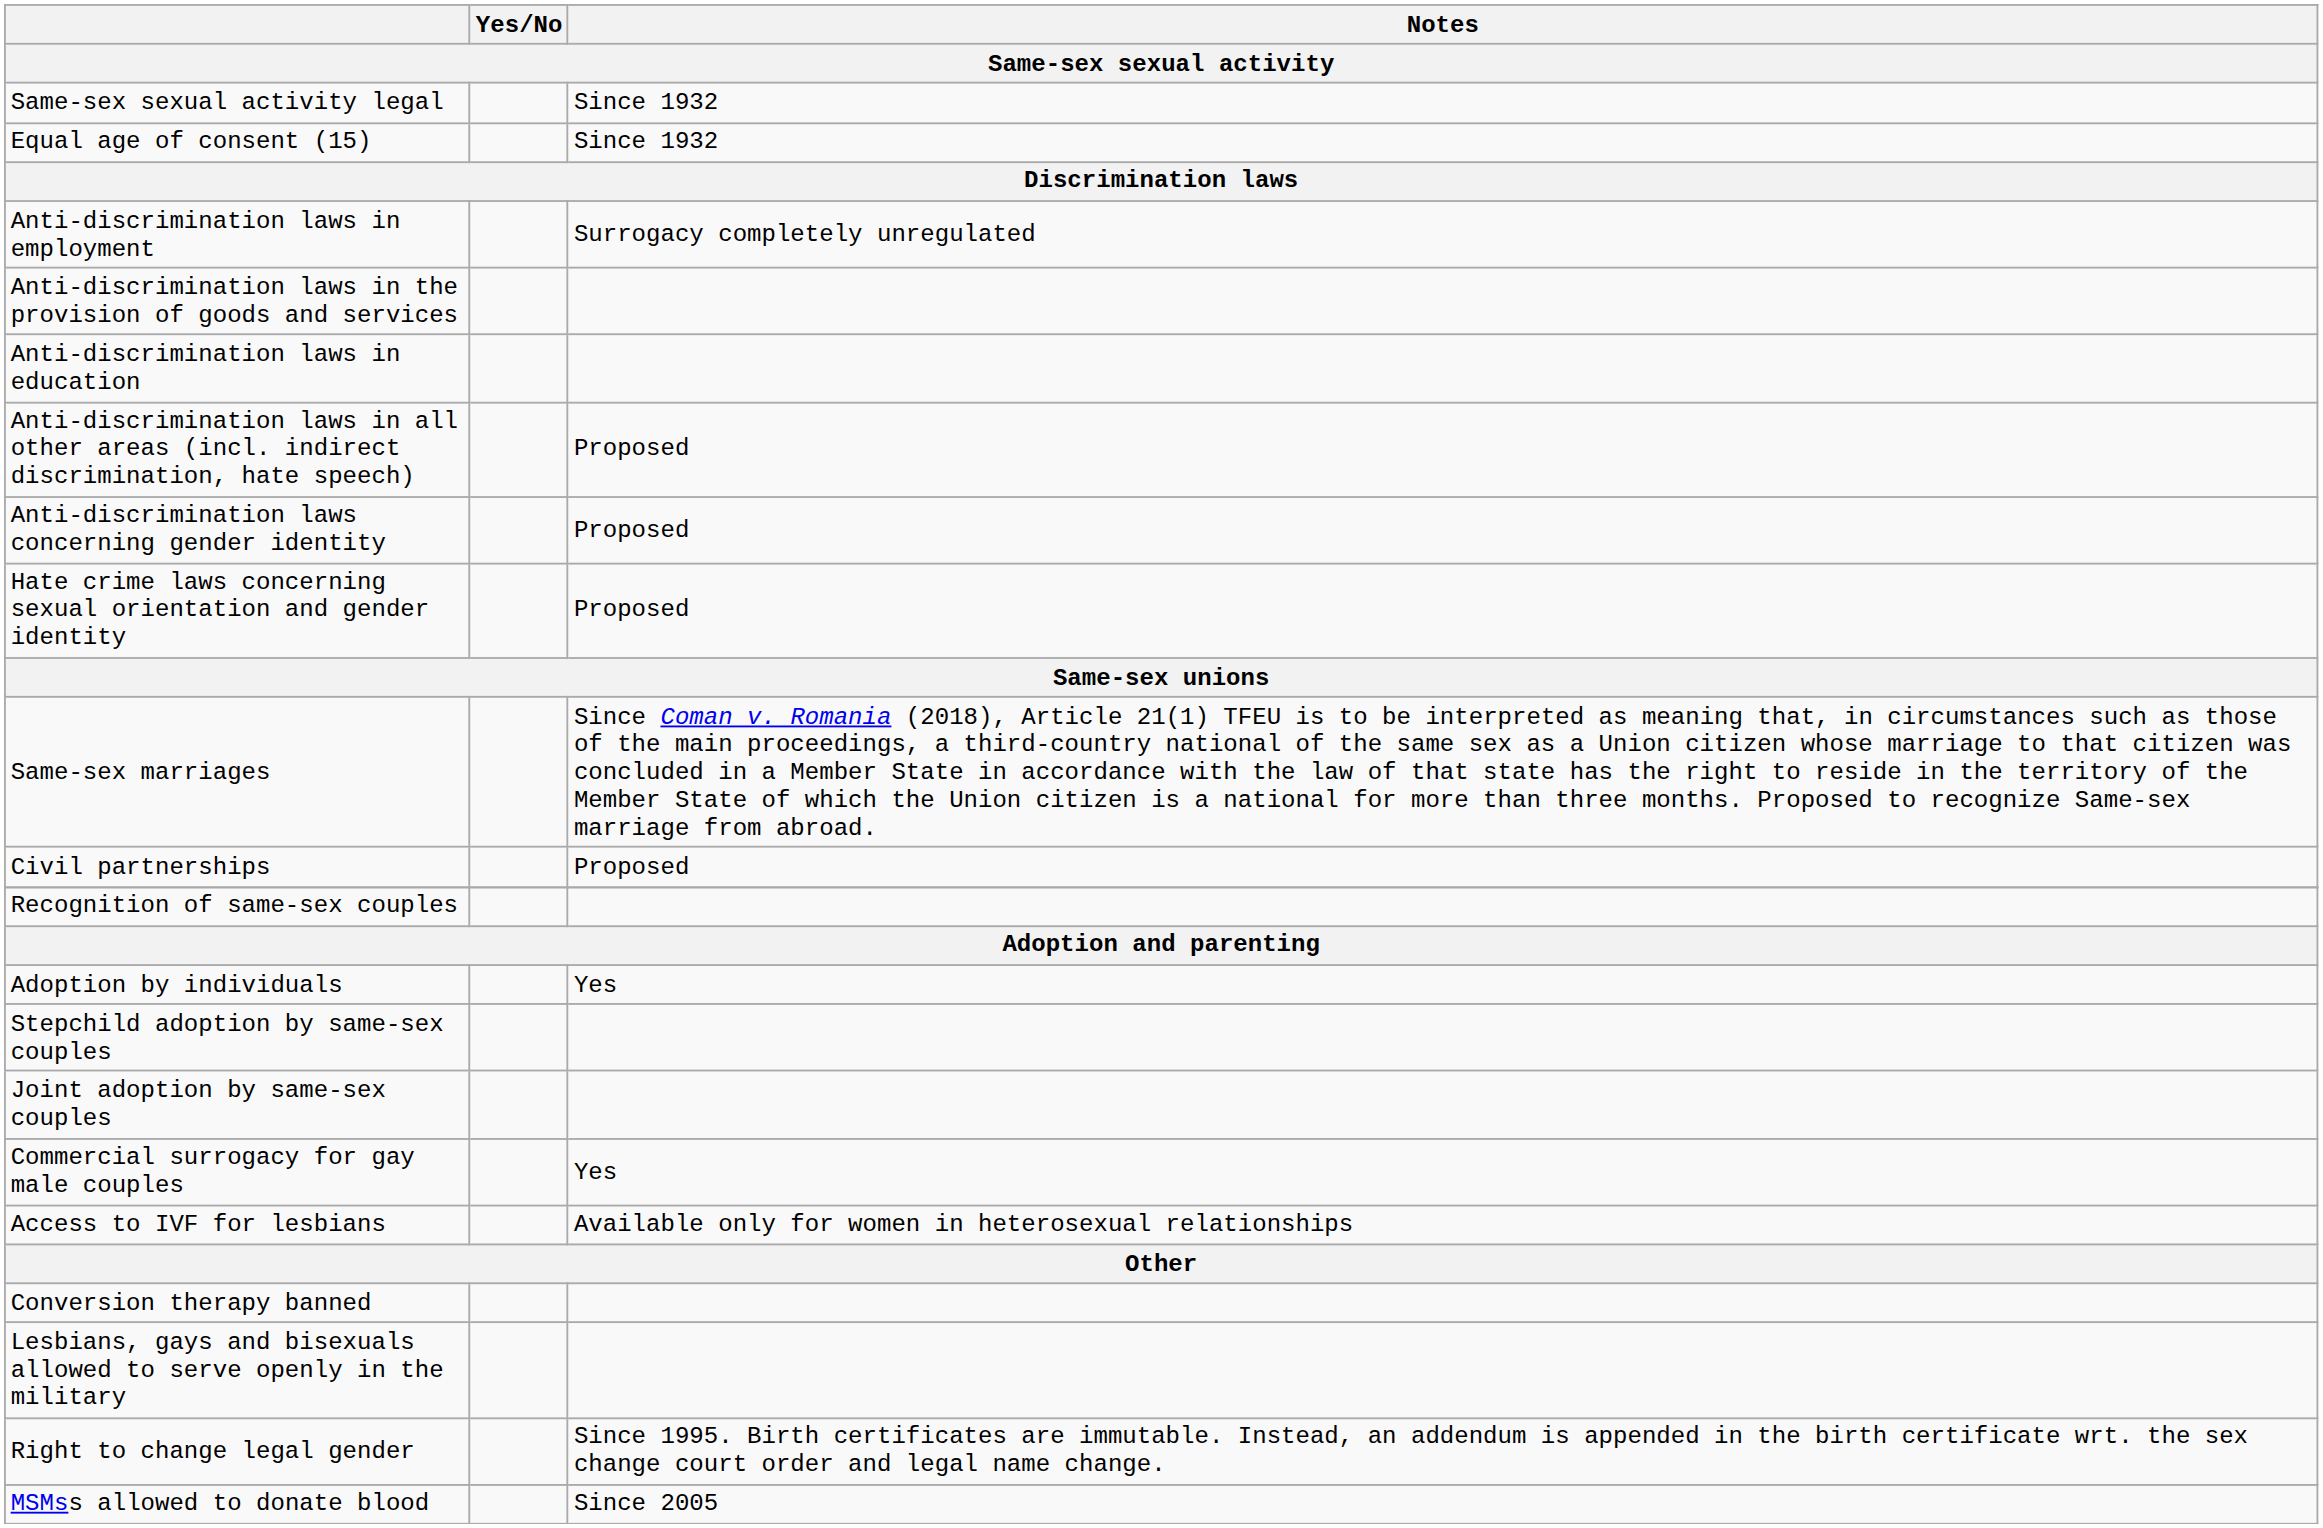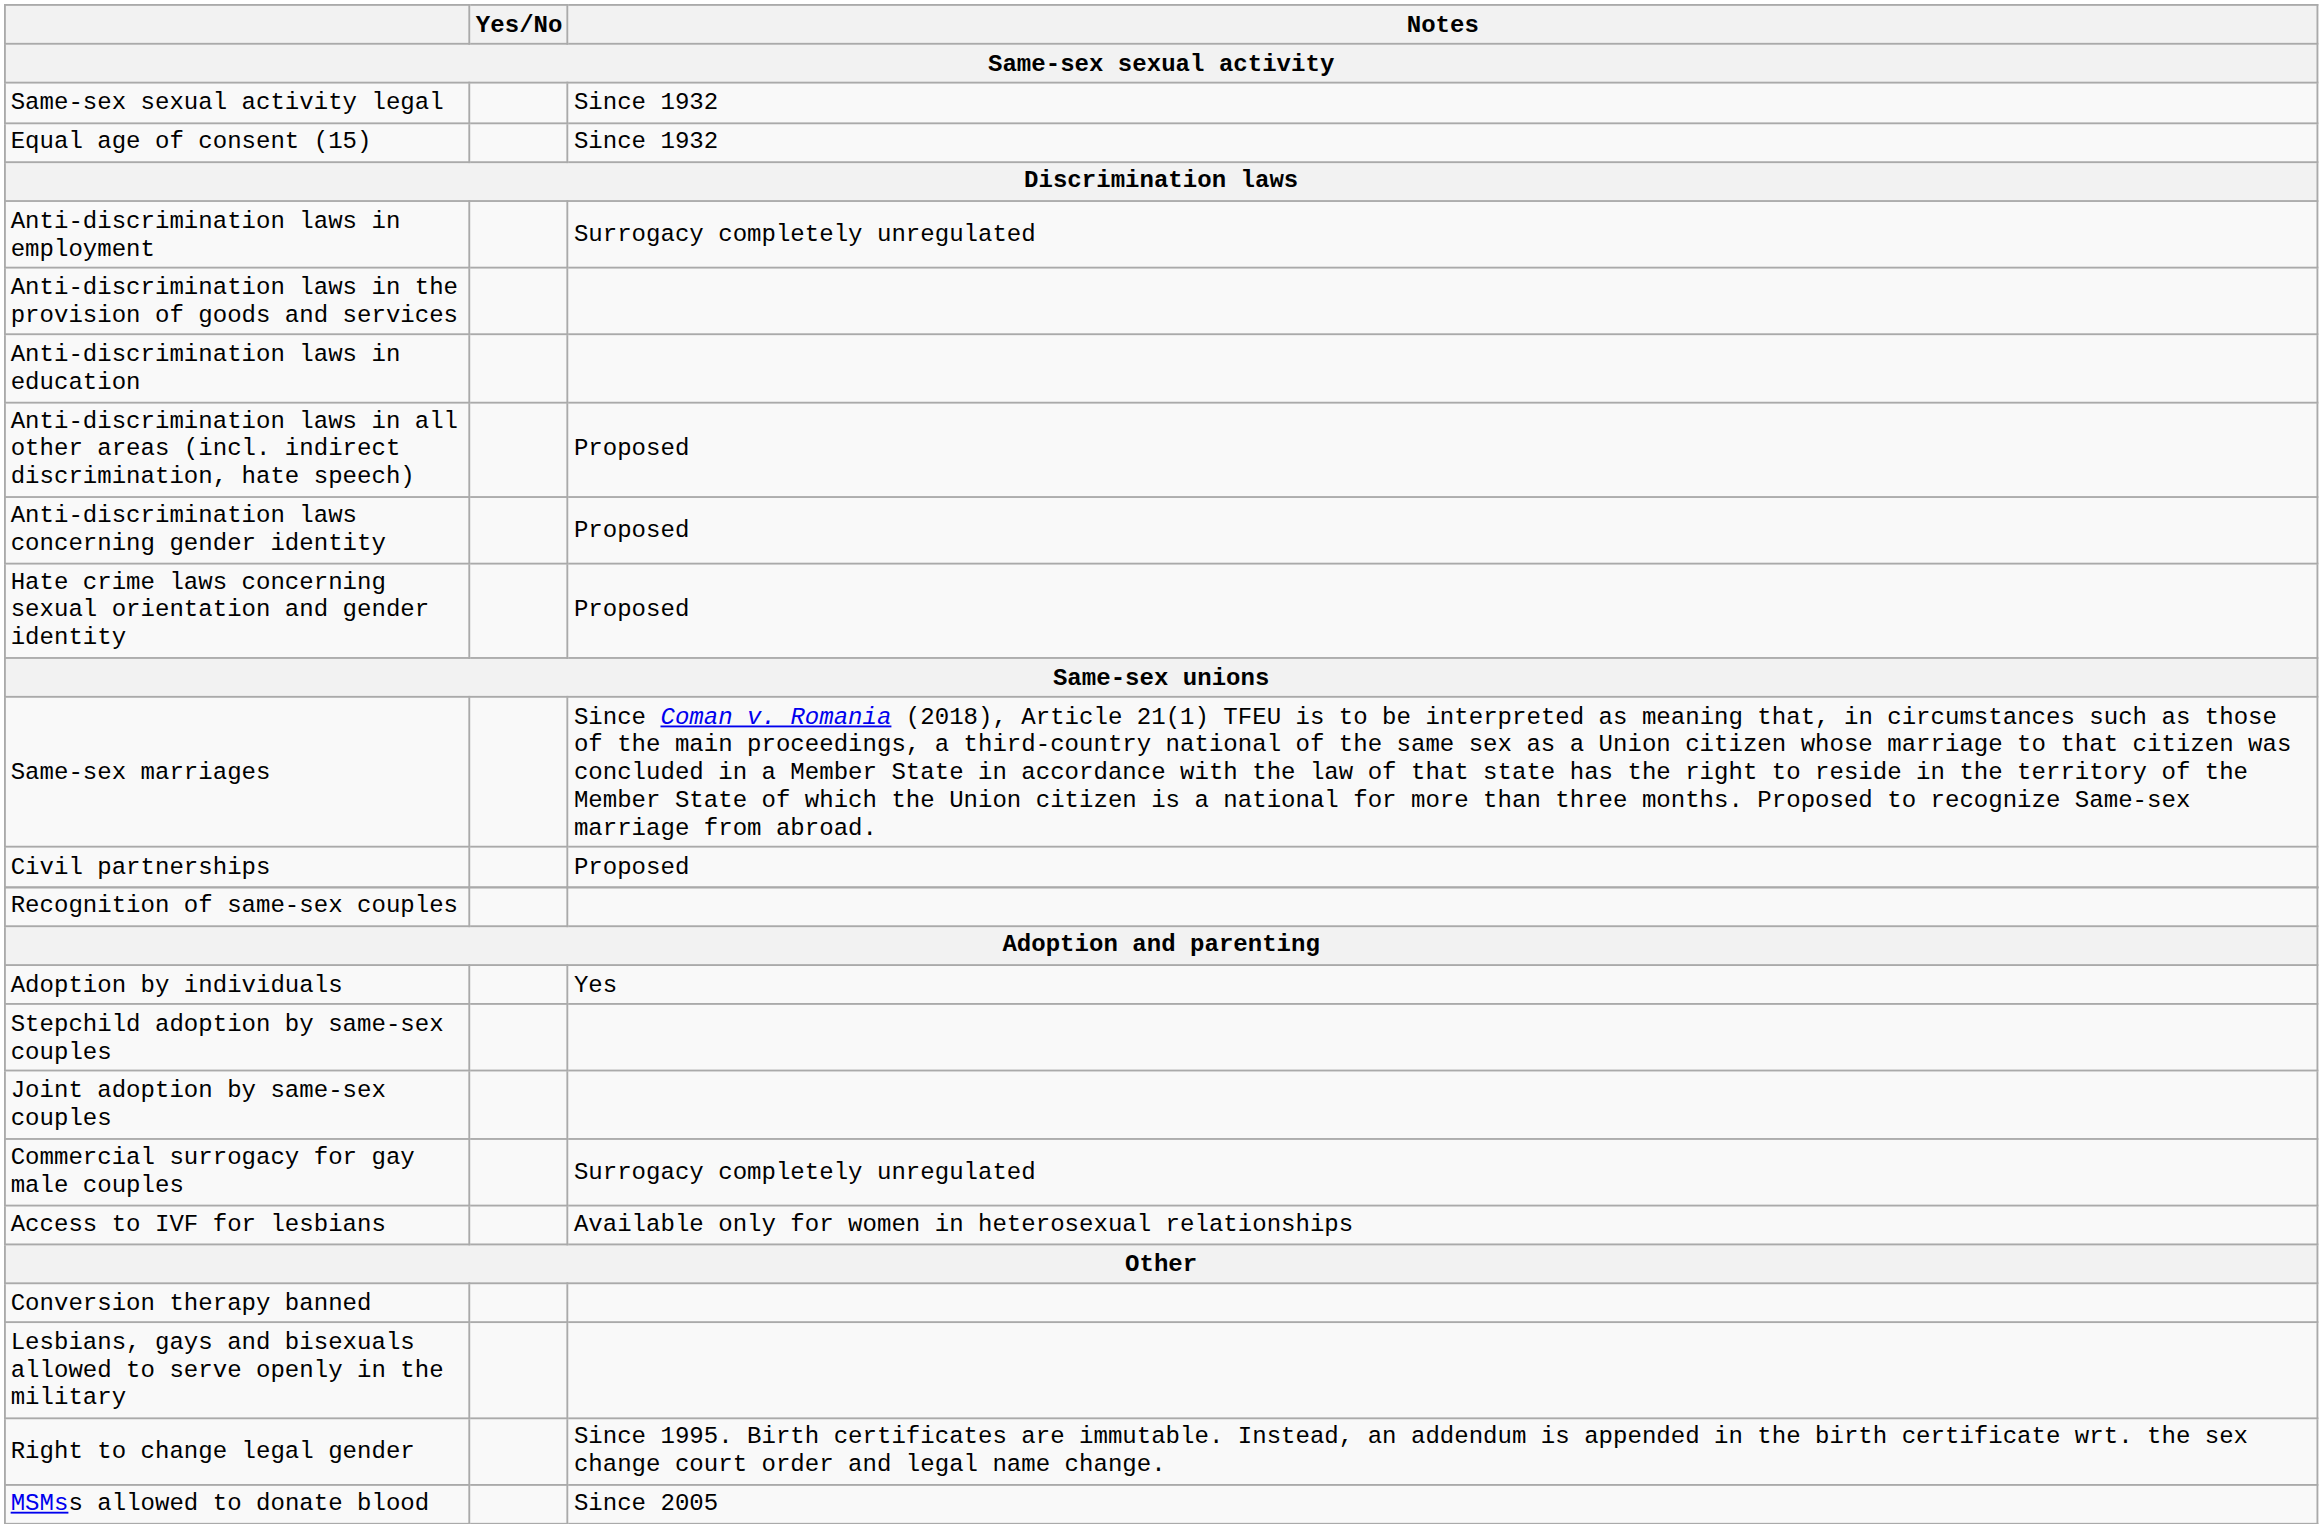(596, 1172) Yes -> (805, 1172) Surrogacy completely unregulated
